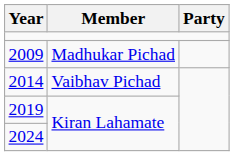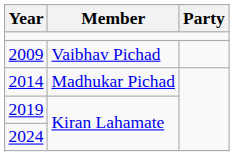(113, 54) Madhukar Pichad -> (106, 54) Vaibhav Pichad
(106, 81) Vaibhav Pichad -> (113, 81) Madhukar Pichad
